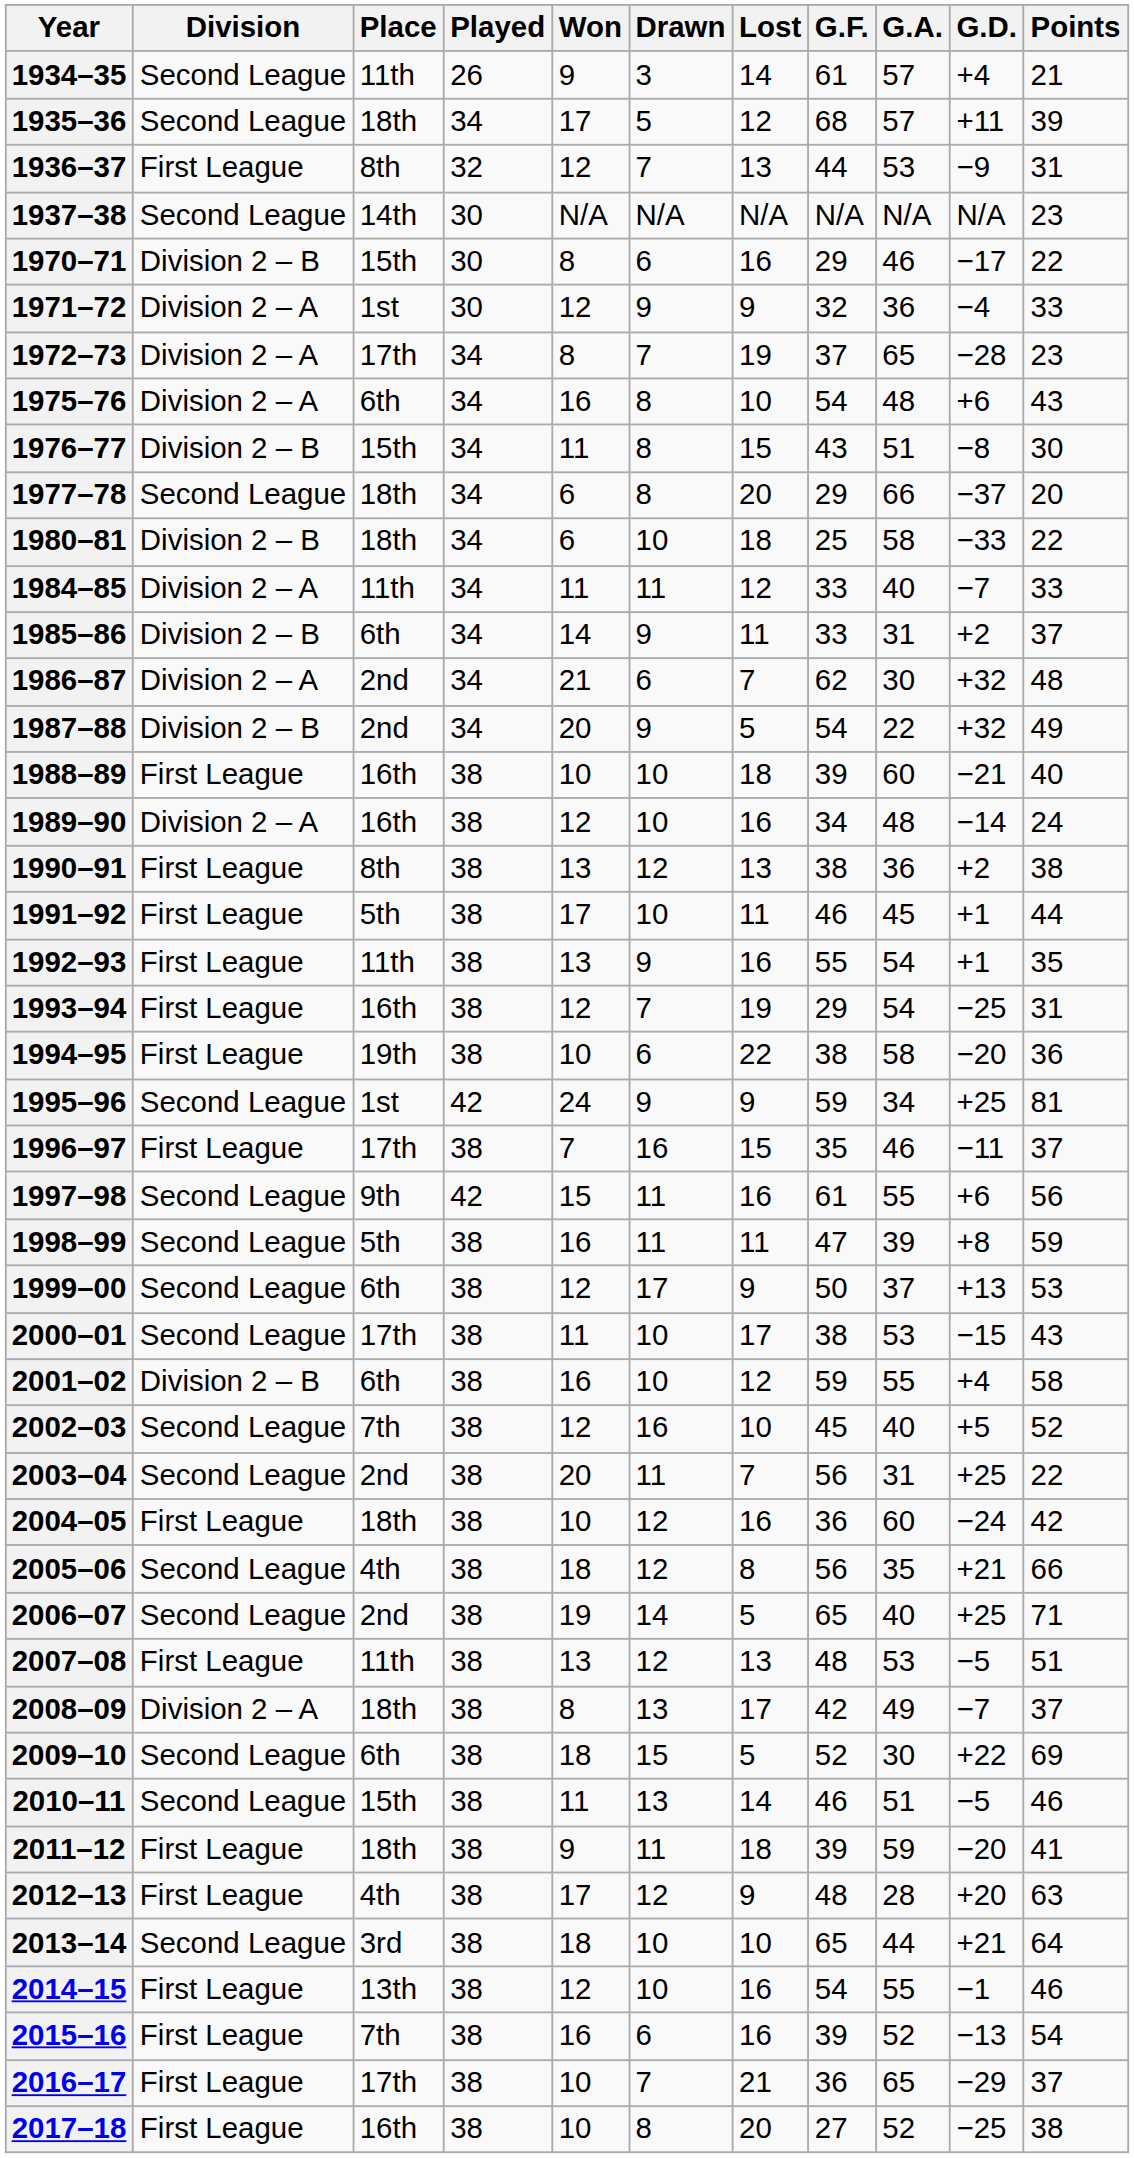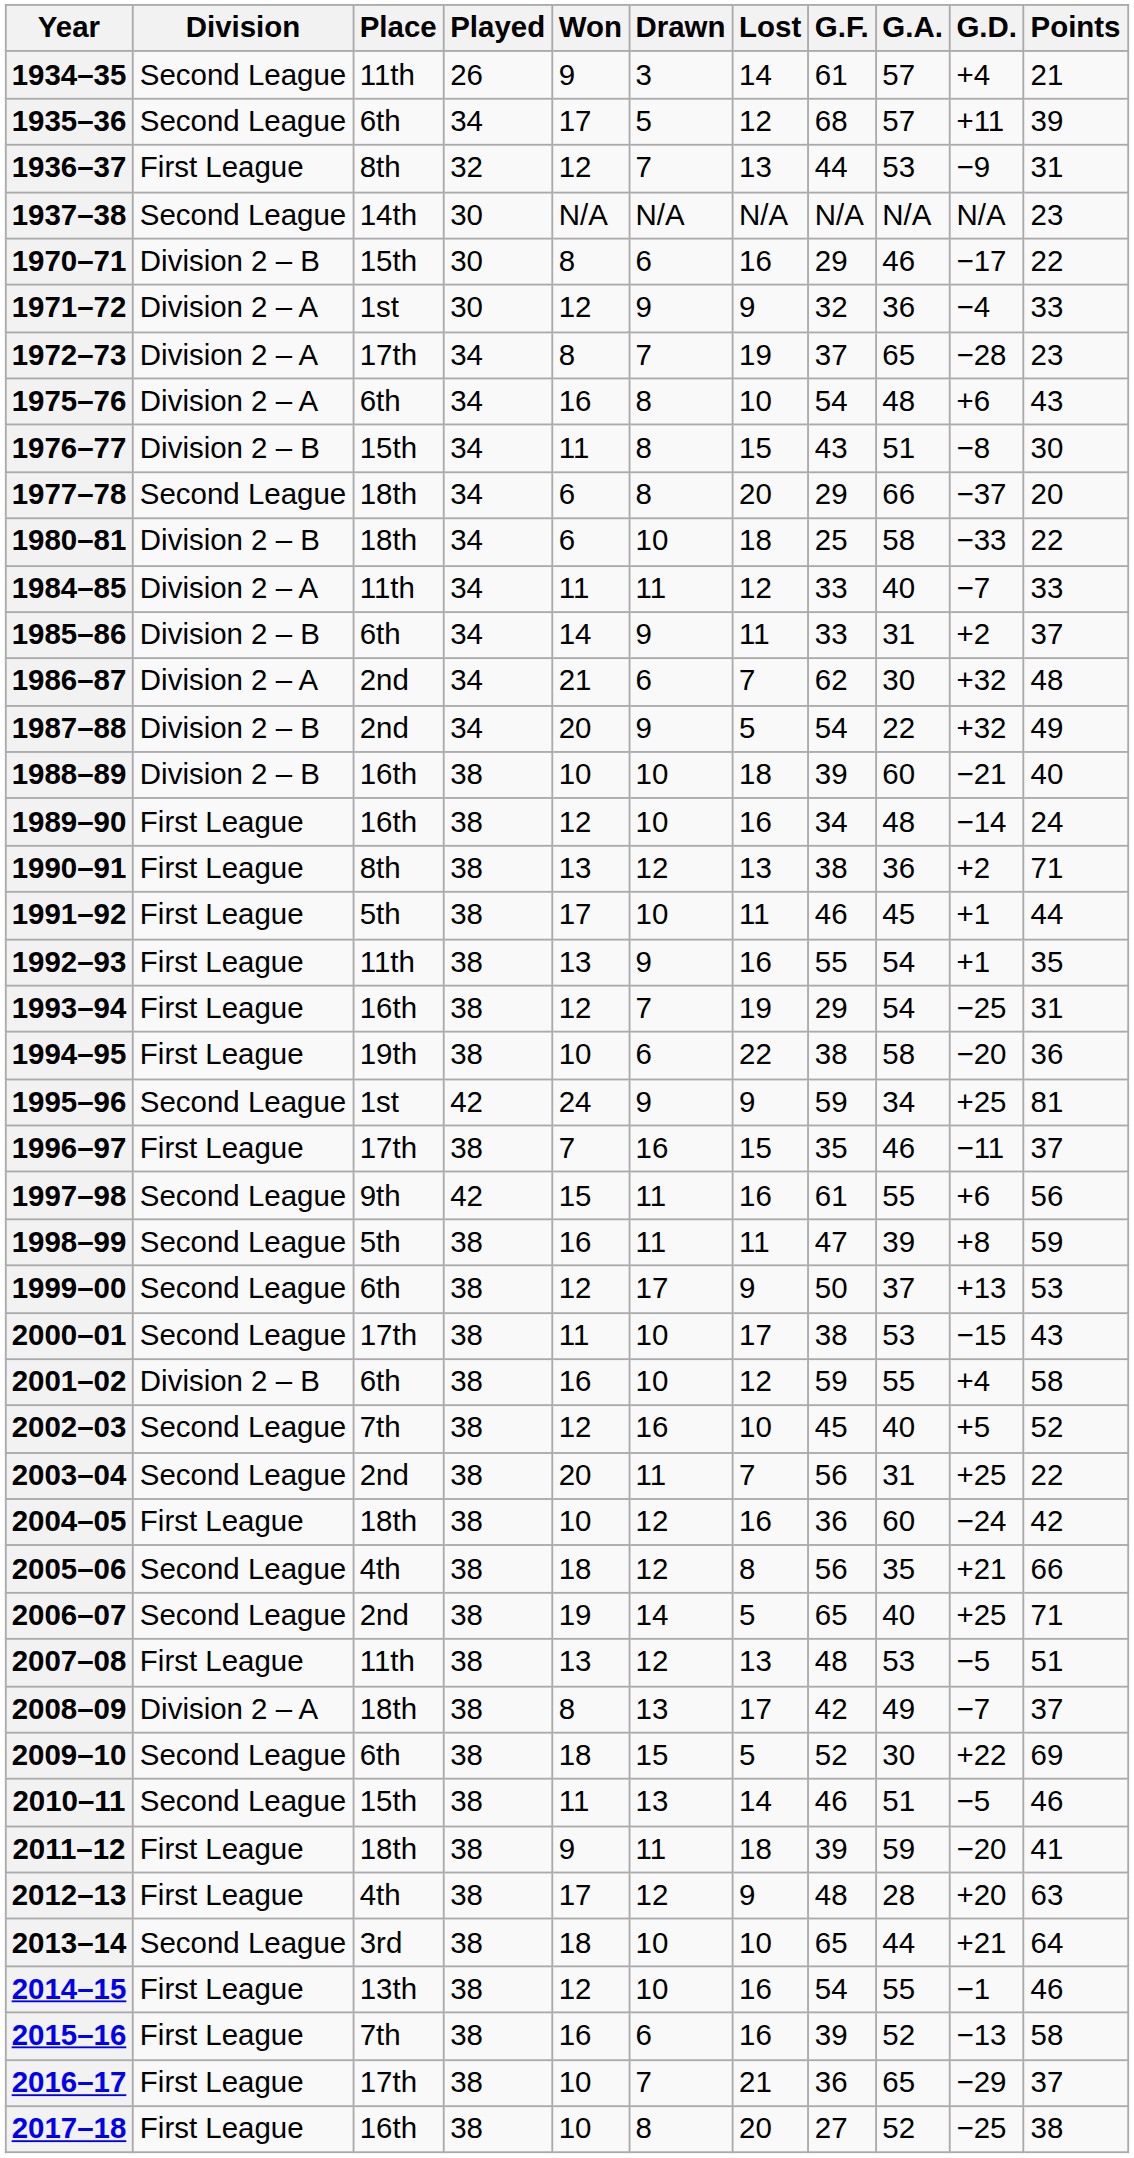(388, 121) 18th -> (380, 121) 6th
(222, 774) First League -> (230, 774) Division 2 – B
(229, 821) Division 2 – A -> (222, 821) First League
(1047, 868) 38 -> (1047, 868) 71
(1047, 2035) 54 -> (1047, 2035) 58
